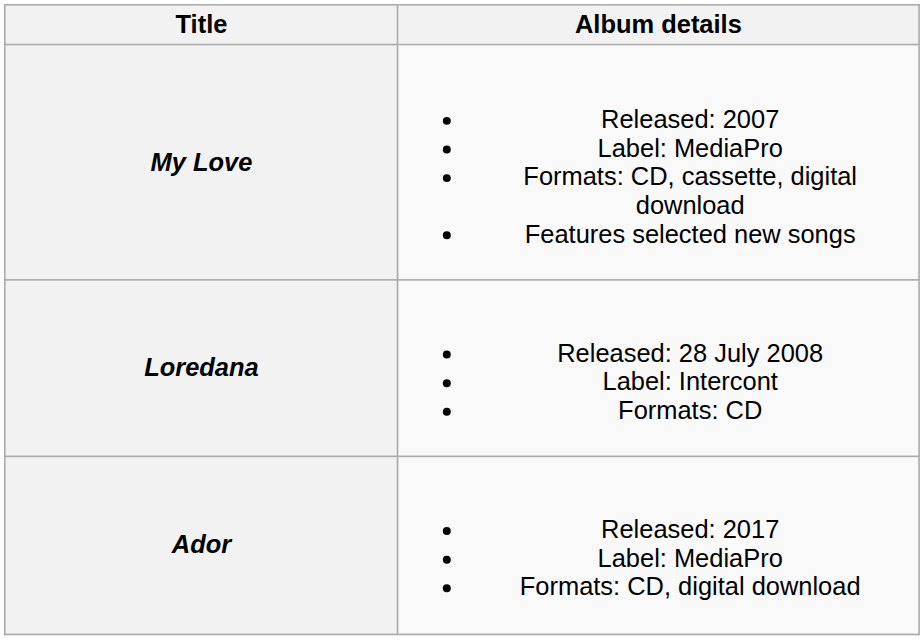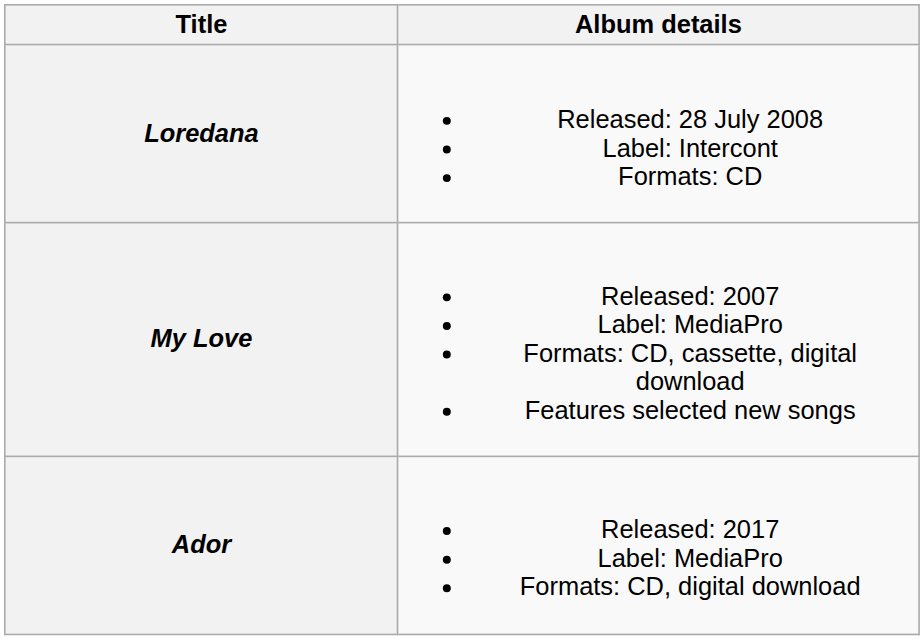rows swapped: (201, 162) <-> (201, 367)
